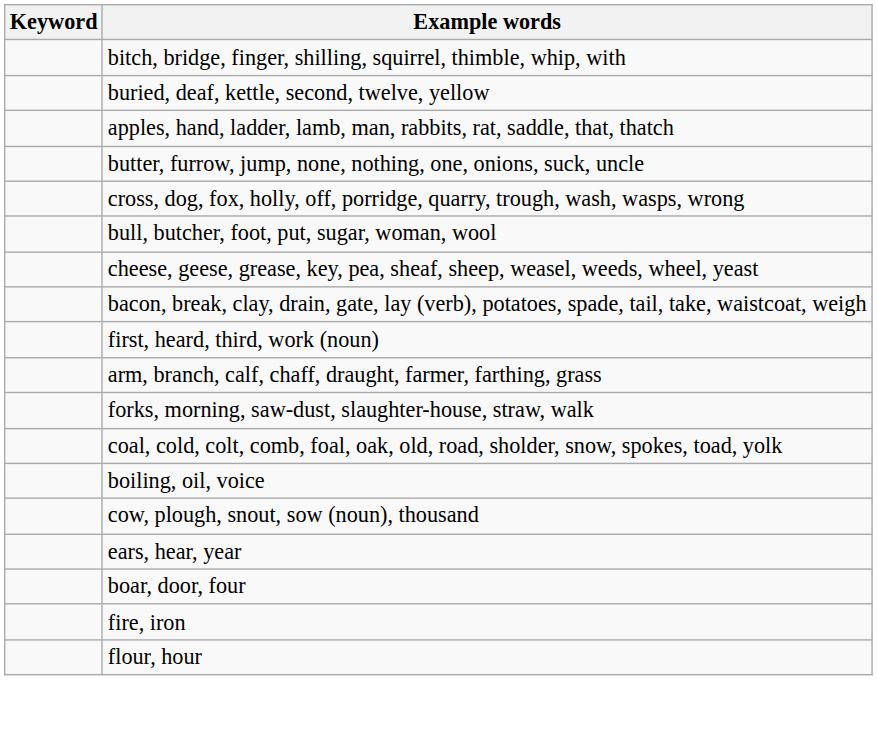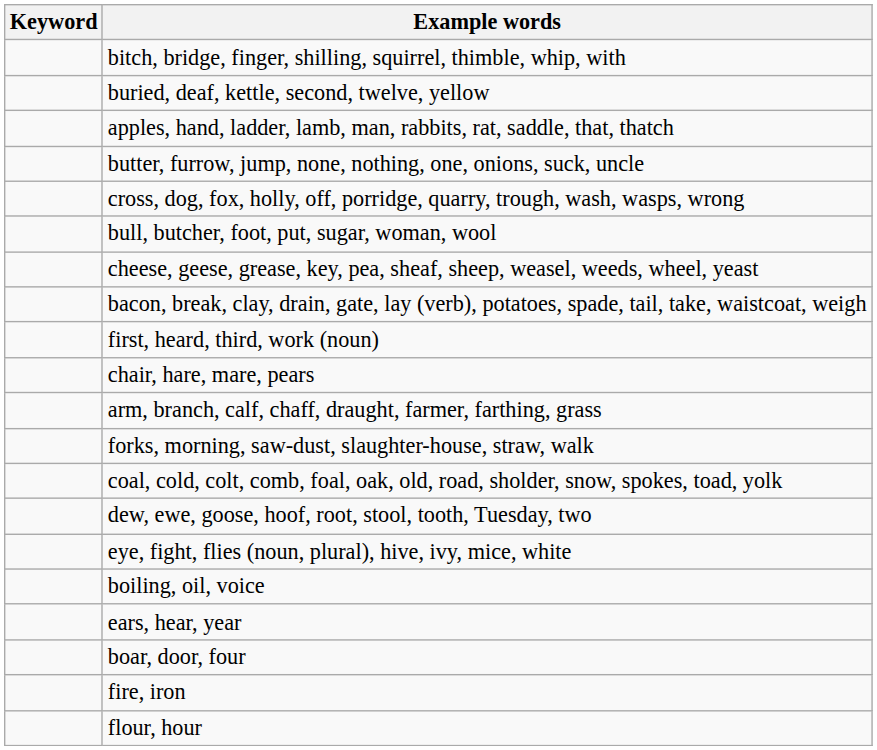+ row: (211, 374)
+ row: (350, 515)
+ row: (340, 551)
- row: (293, 515)
